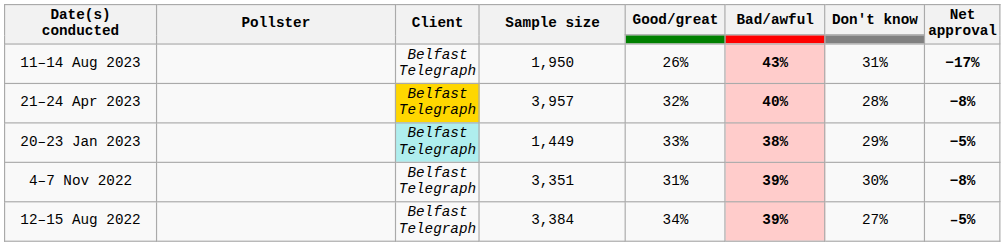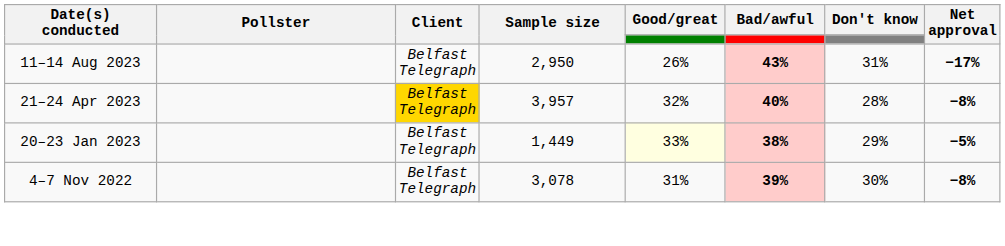(553, 64) 1,950 -> (553, 64) 2,950
(437, 143) paleturquoise background -> (437, 143) no background
(676, 143) no background -> (676, 143) lightyellow background
(553, 182) 3,351 -> (553, 182) 3,078
- row: (81, 221)
